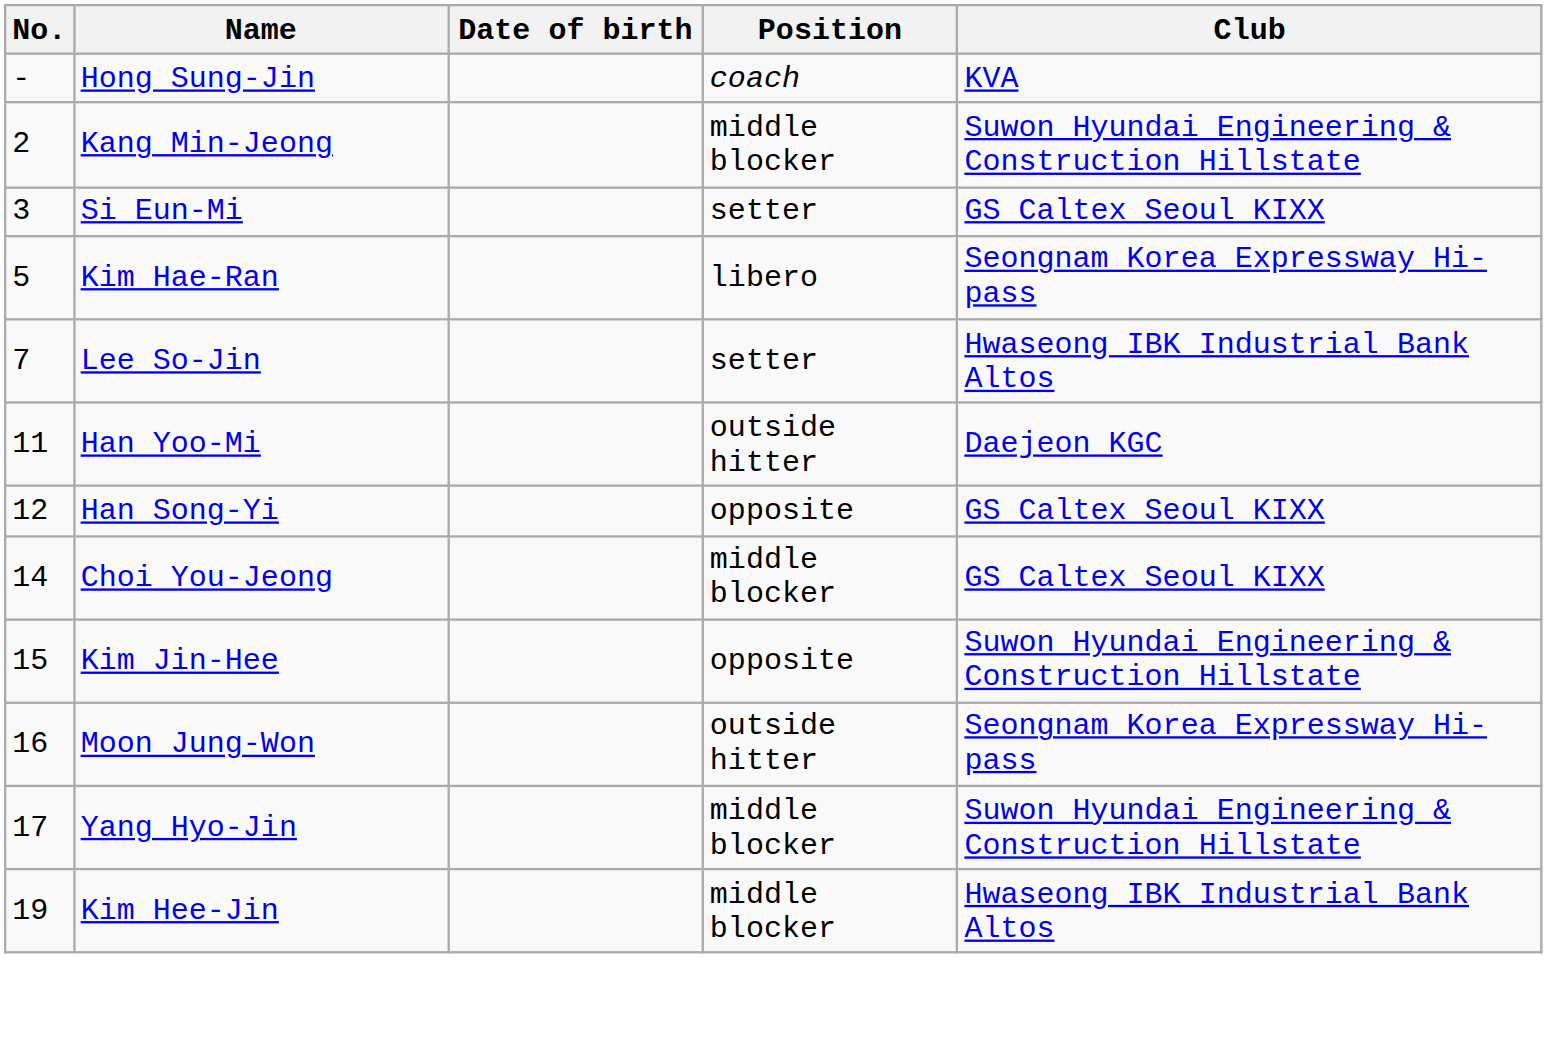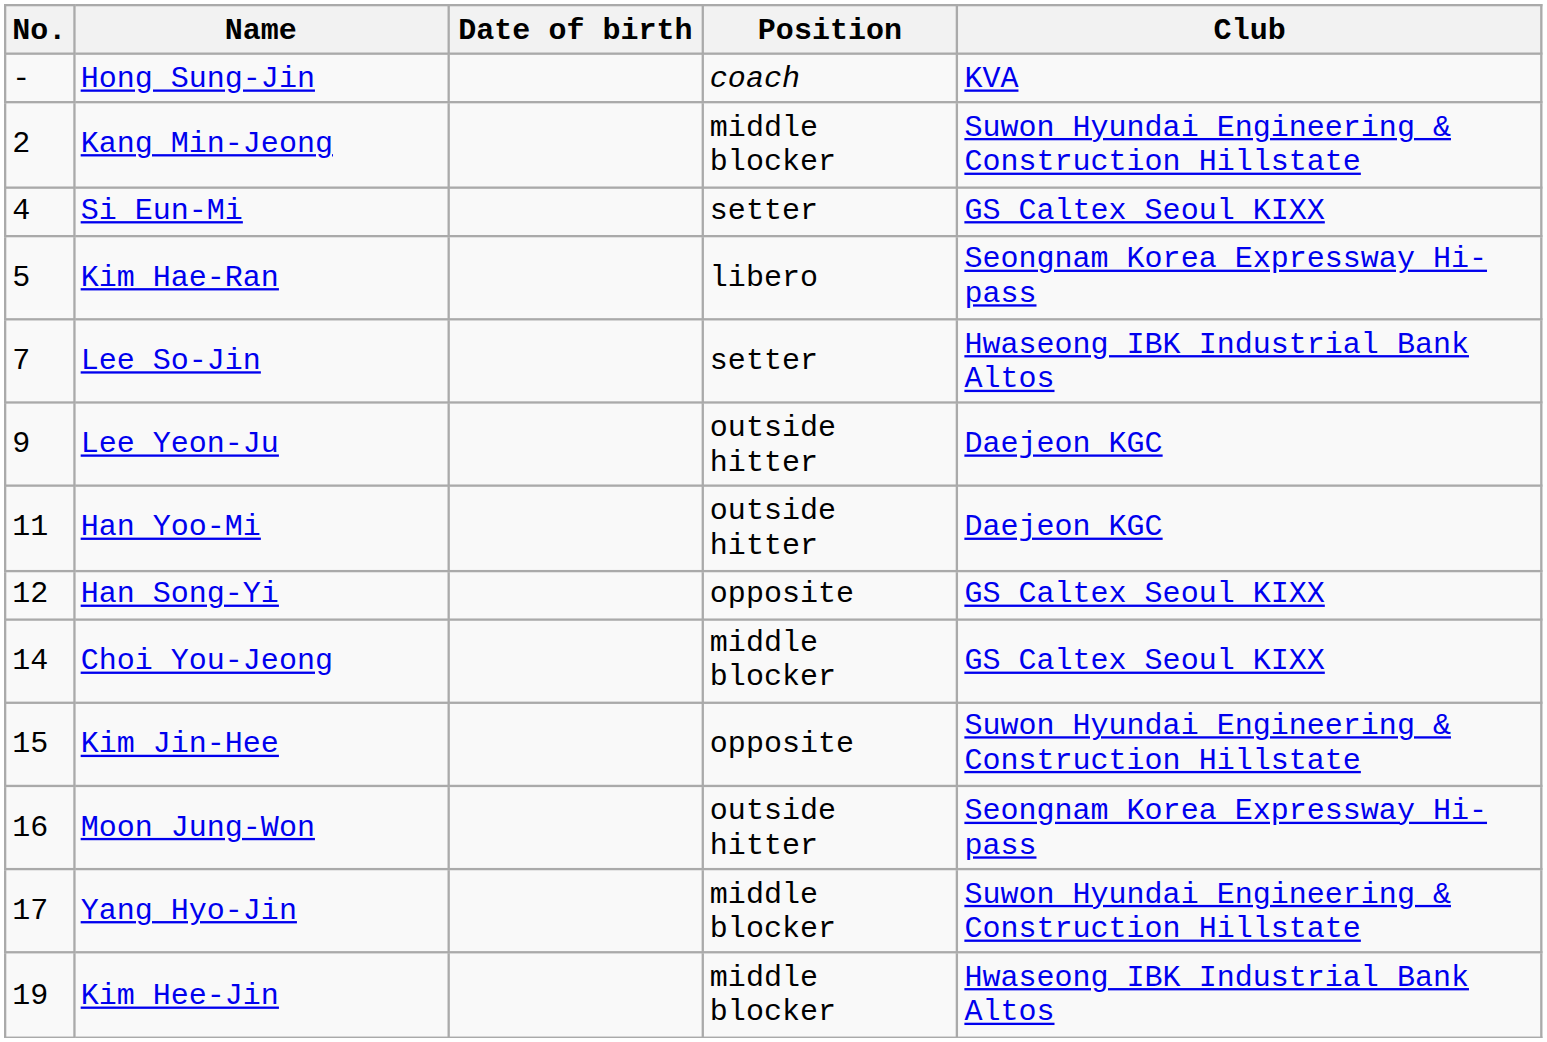(21, 211) 3 -> (21, 211) 4
+ row: (180, 445)
